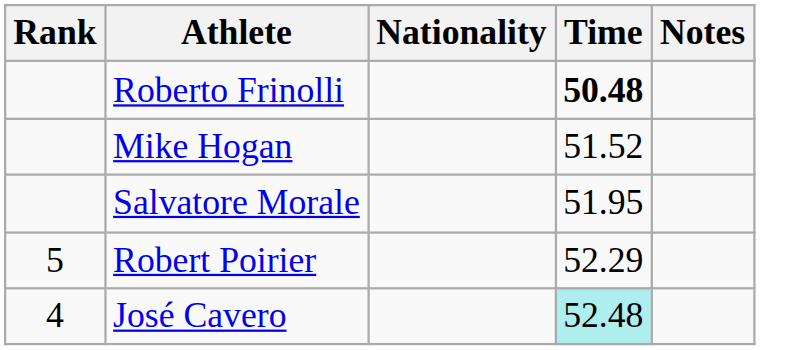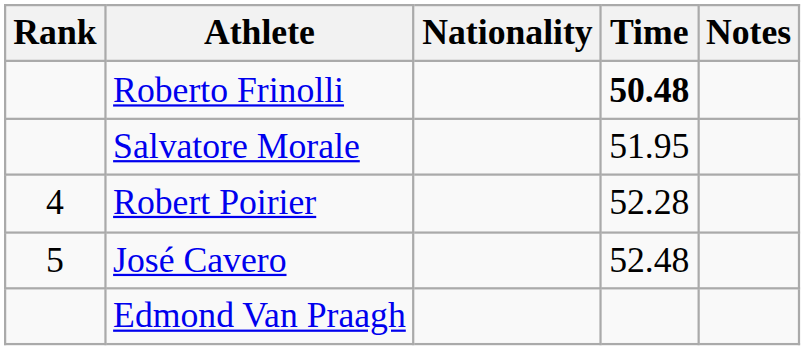- row: (203, 145)
(55, 259) 5 -> (55, 202) 4
(603, 259) 52.29 -> (649, 202) 52.28
(55, 315) 4 -> (55, 259) 5
(603, 315) paleturquoise background -> (649, 259) no background
+ row: (259, 315)
